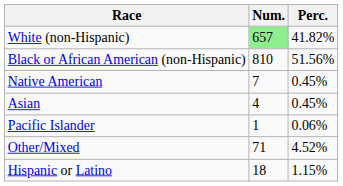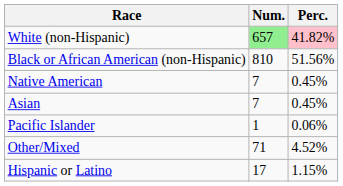(313, 37) no background -> (313, 37) pink background
(256, 103) 4 -> (256, 103) 7
(259, 170) 18 -> (259, 170) 17
